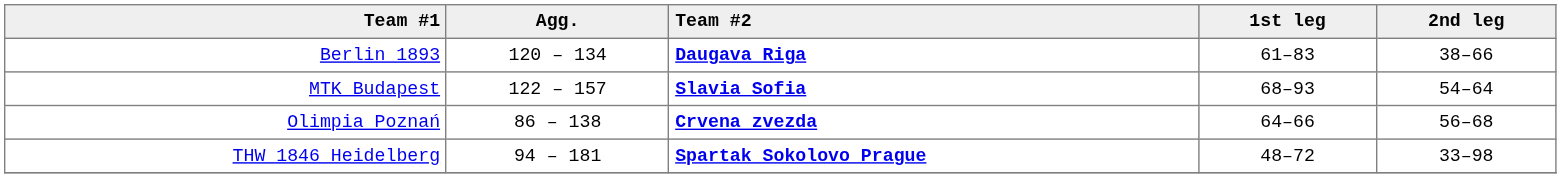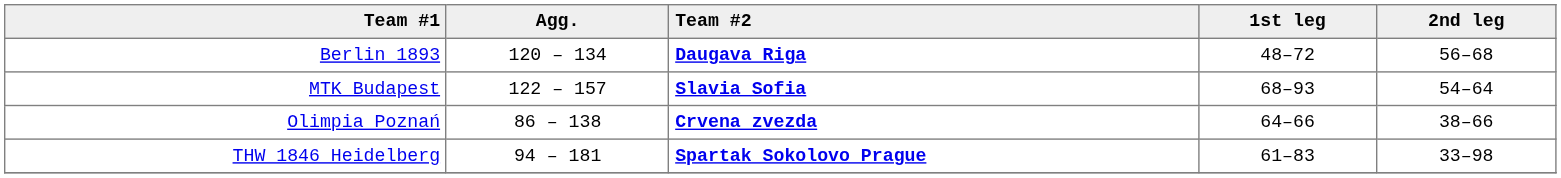(1288, 55) 61–83 -> (1288, 55) 48–72
(1466, 55) 38–66 -> (1466, 55) 56–68
(1466, 122) 56–68 -> (1466, 122) 38–66
(1288, 156) 48–72 -> (1288, 156) 61–83
